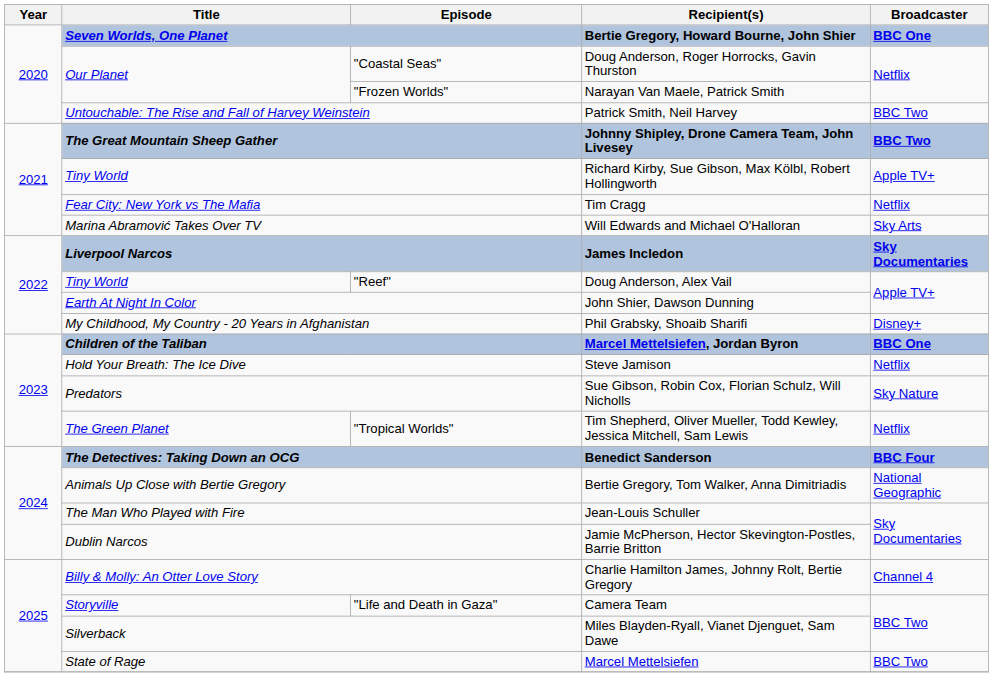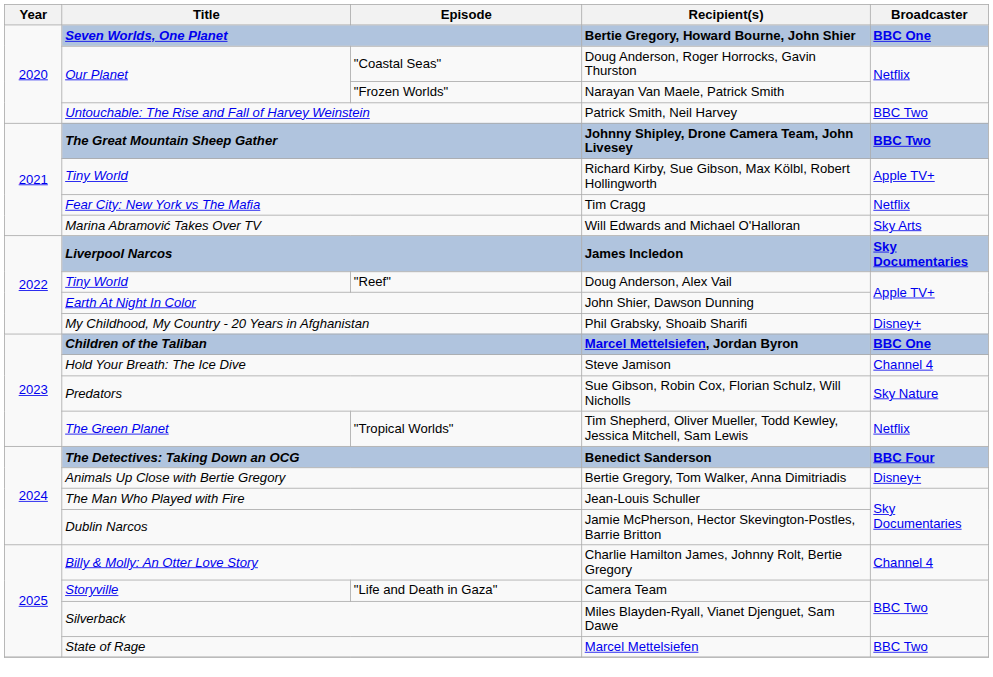(892, 365) Netflix -> (903, 365) Channel 4
(907, 485) National Geographic -> (897, 477) Disney+
